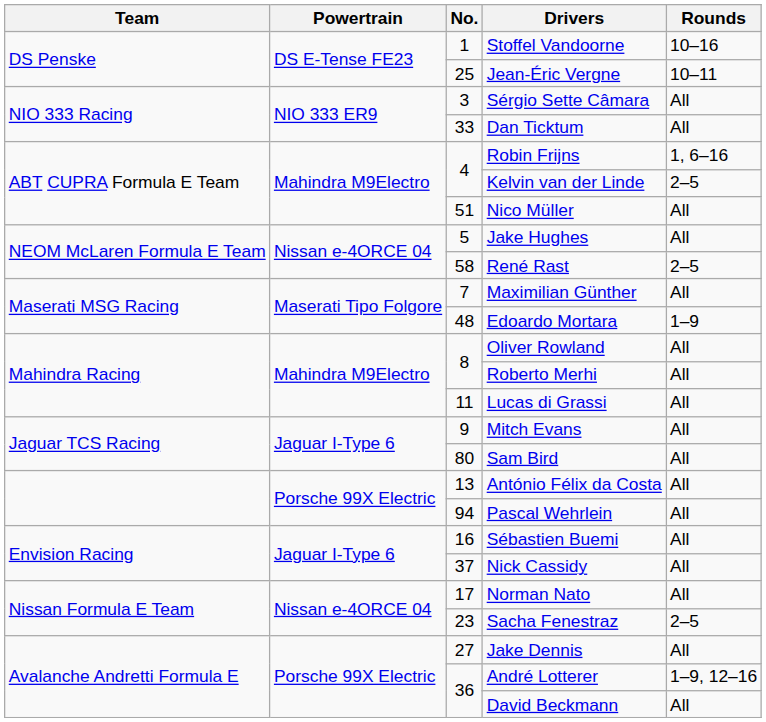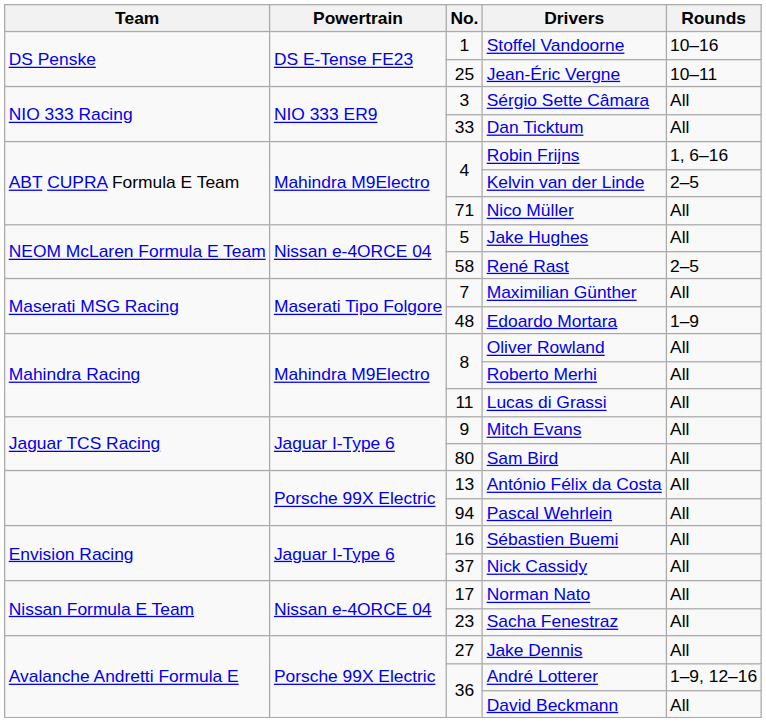(464, 210) 51 -> (464, 210) 71
(685, 622) 2–5 -> (680, 622) All
